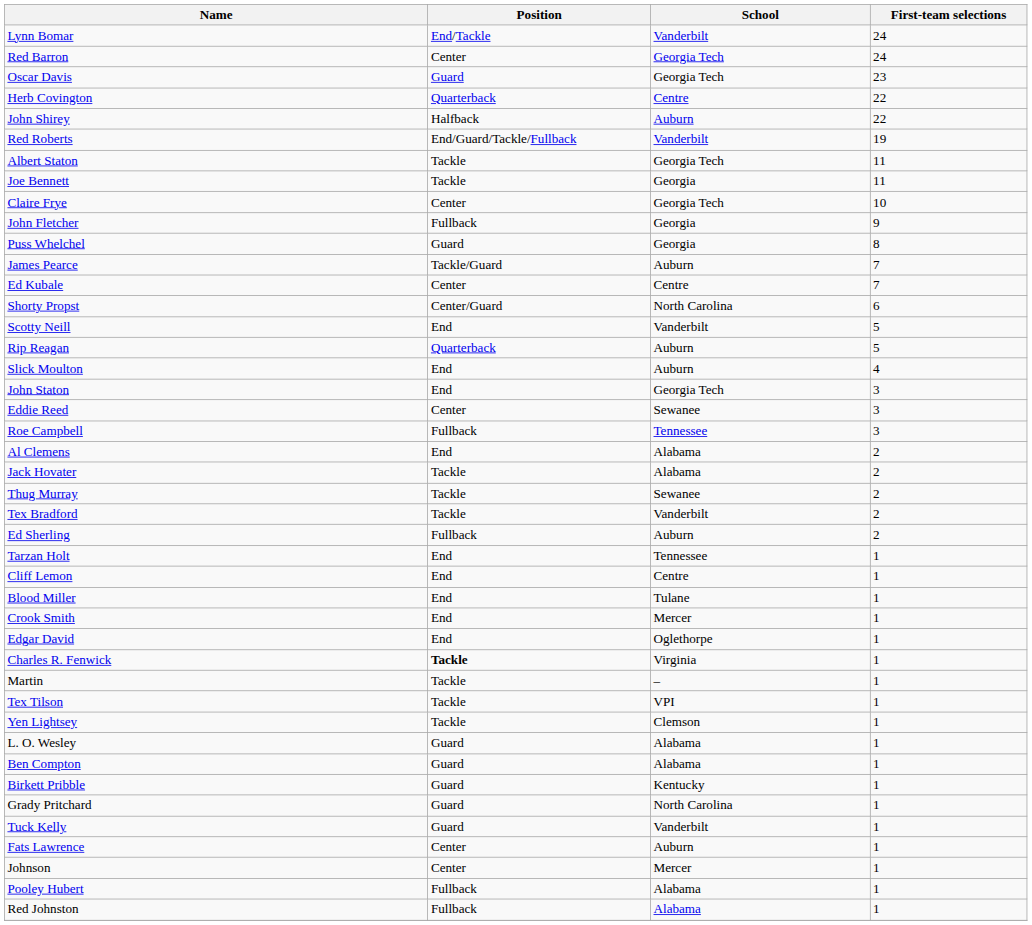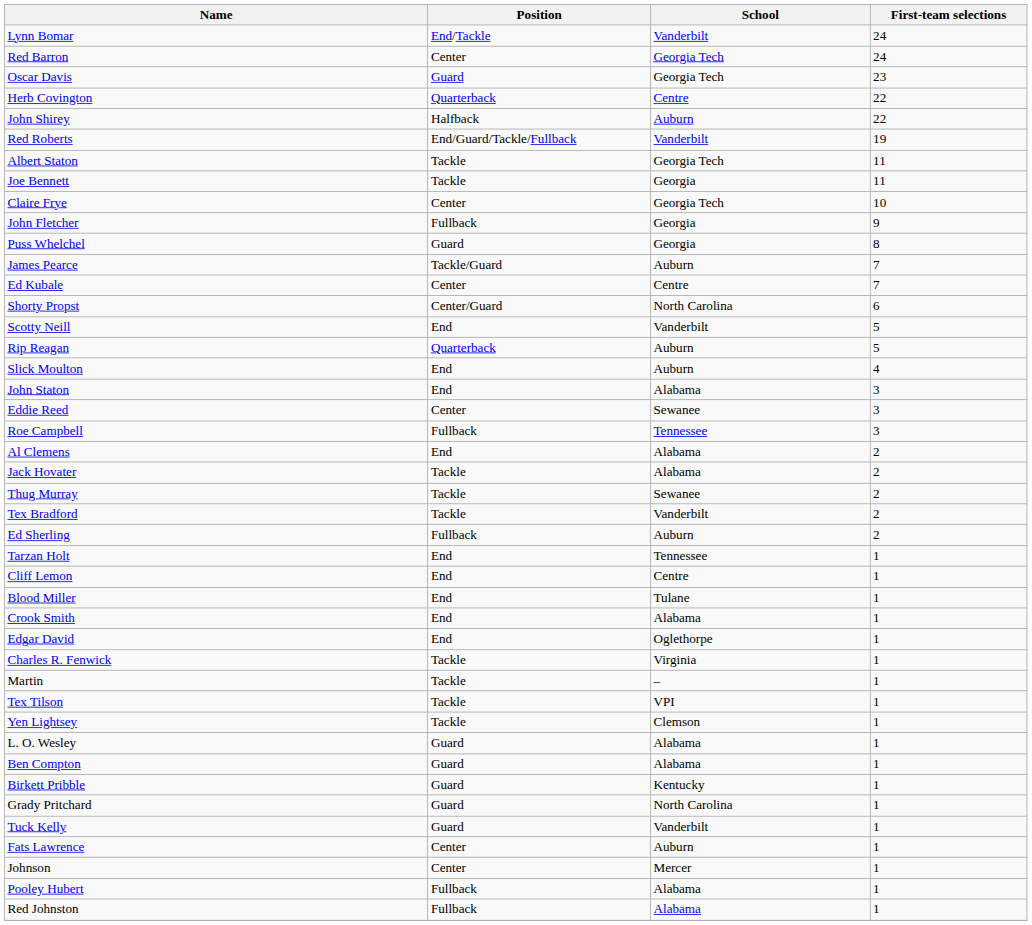(689, 389) Georgia Tech -> (677, 389) Alabama
(672, 618) Mercer -> (677, 618) Alabama
(449, 659) bold -> (448, 659) normal
